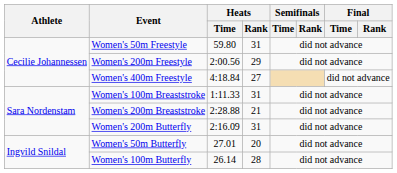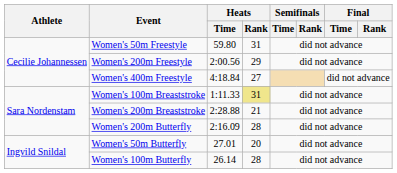(256, 95) no background -> (256, 95) khaki background
(256, 127) 31 -> (256, 127) 28
